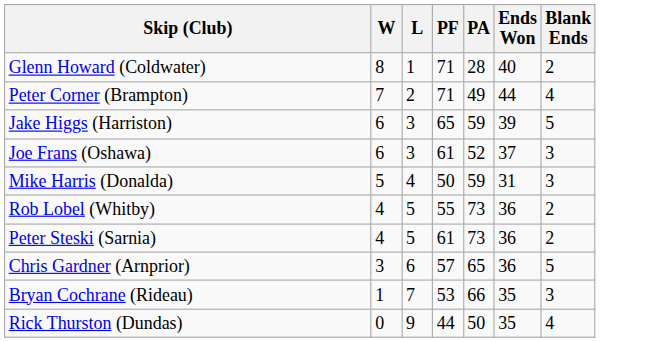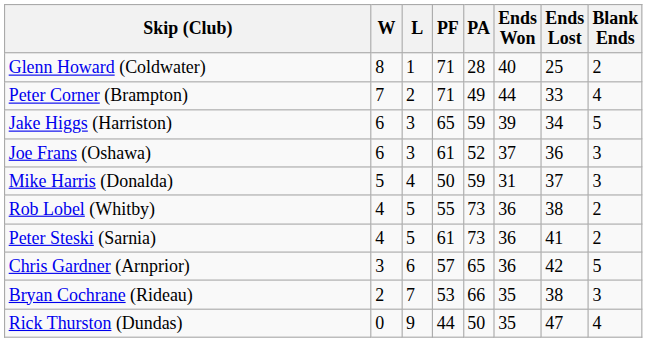+ column: (565, 28)
(380, 294) 1 -> (380, 294) 2
